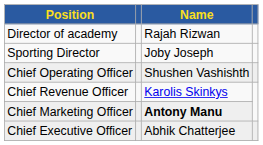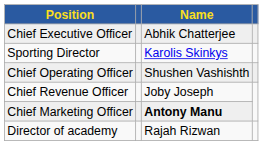rows swapped: (70, 131) <-> (62, 34)
(179, 53) Joby Joseph -> (186, 53) Karolis Skinkys
(186, 92) Karolis Skinkys -> (179, 92) Joby Joseph
